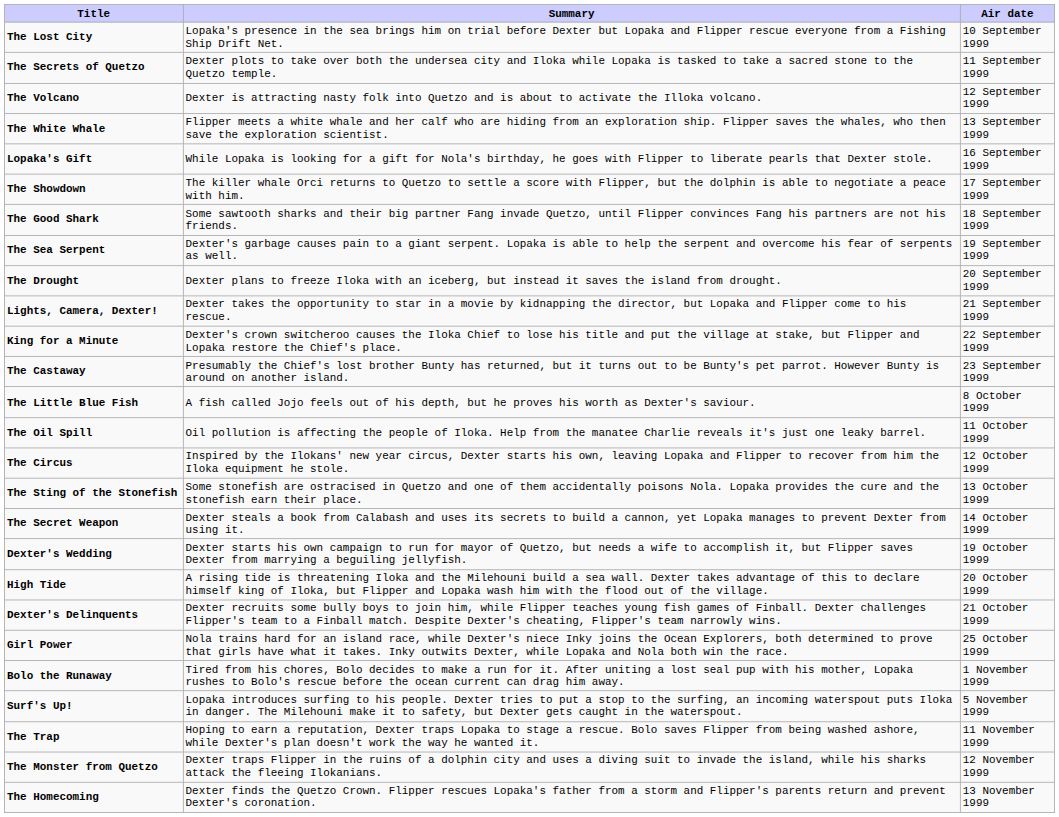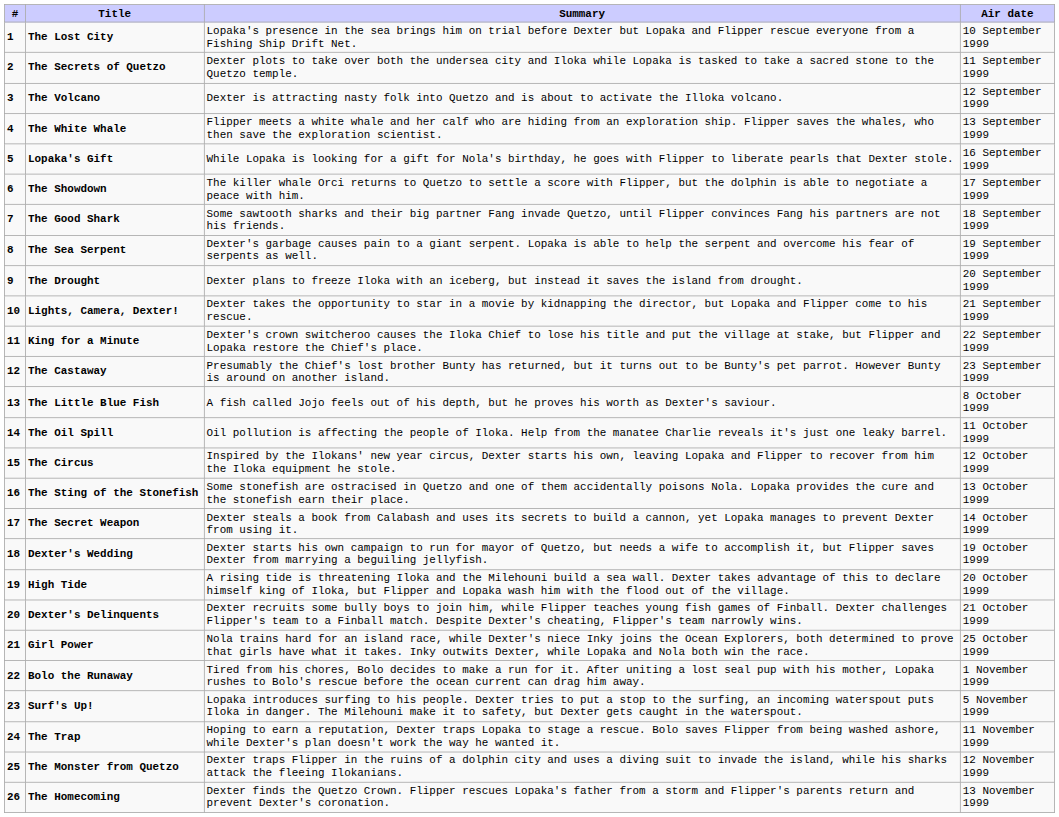+ column: (15, 13)
